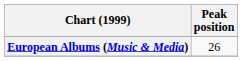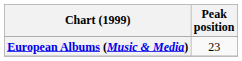(214, 46) 26 -> (214, 46) 23
